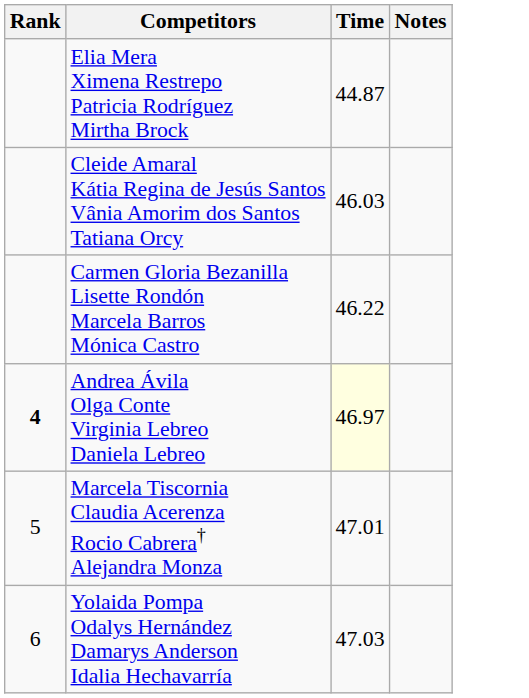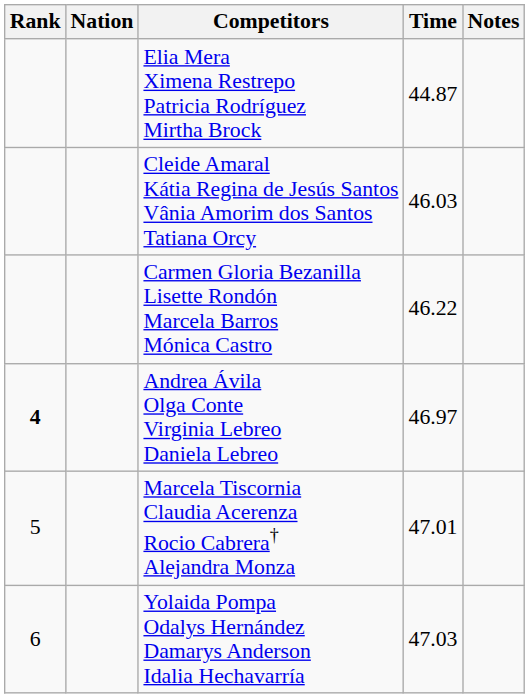+ column: (102, 21)
(360, 416) lightyellow background -> (433, 416) no background
